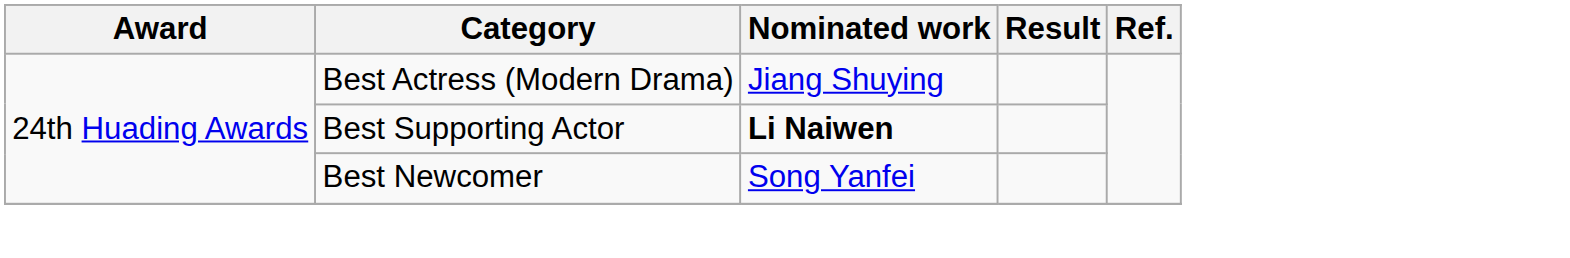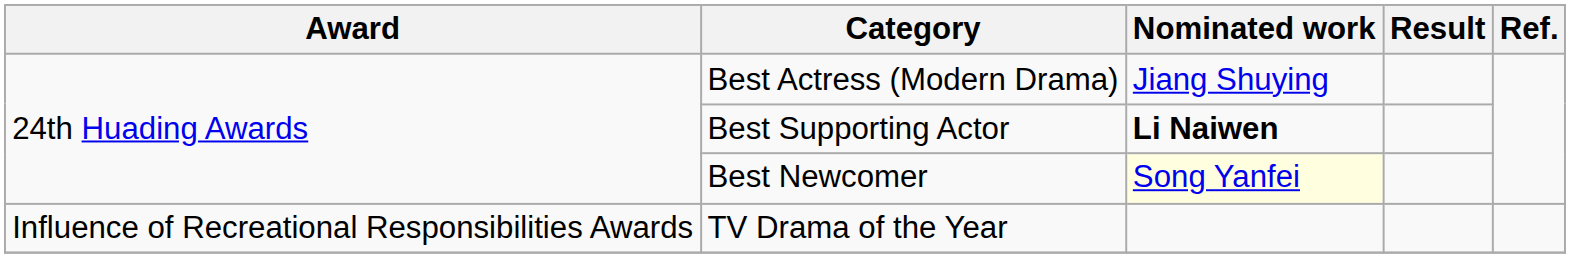(831, 177) no background -> (1216, 177) lightyellow background
+ row: (858, 227)
